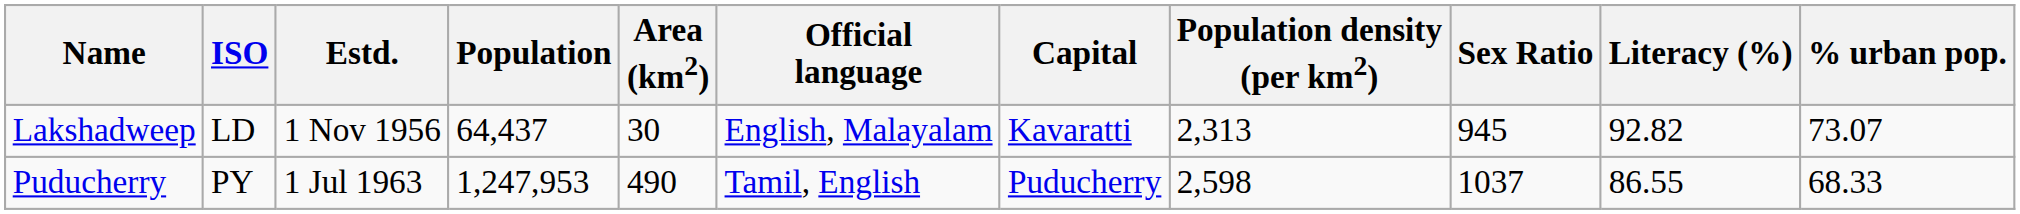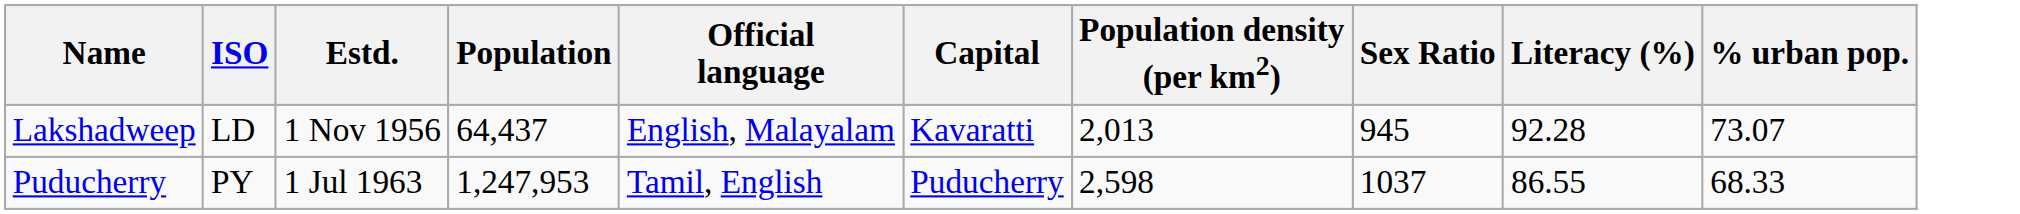- column: (668, 54)
(1214, 130) 2,313 -> (1117, 130) 2,013
(1646, 130) 92.82 -> (1548, 130) 92.28
